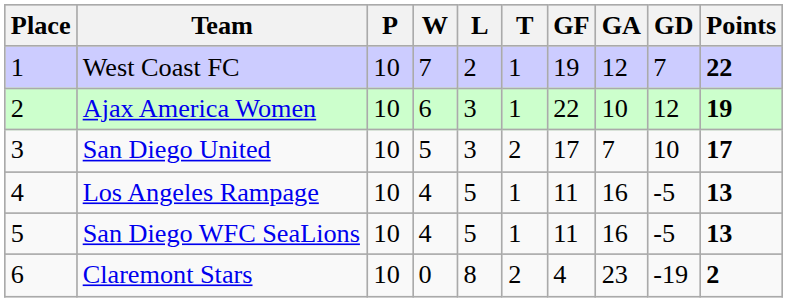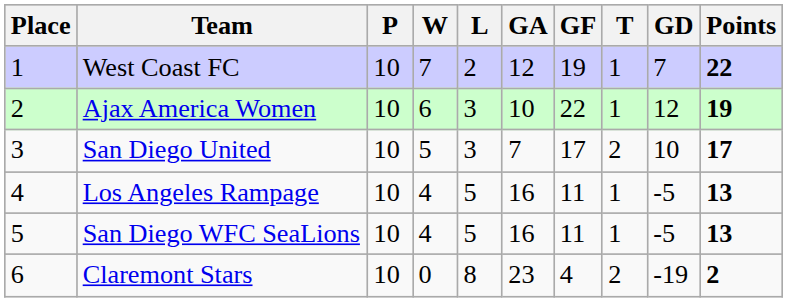columns swapped: (525, 25) <-> (621, 25)
